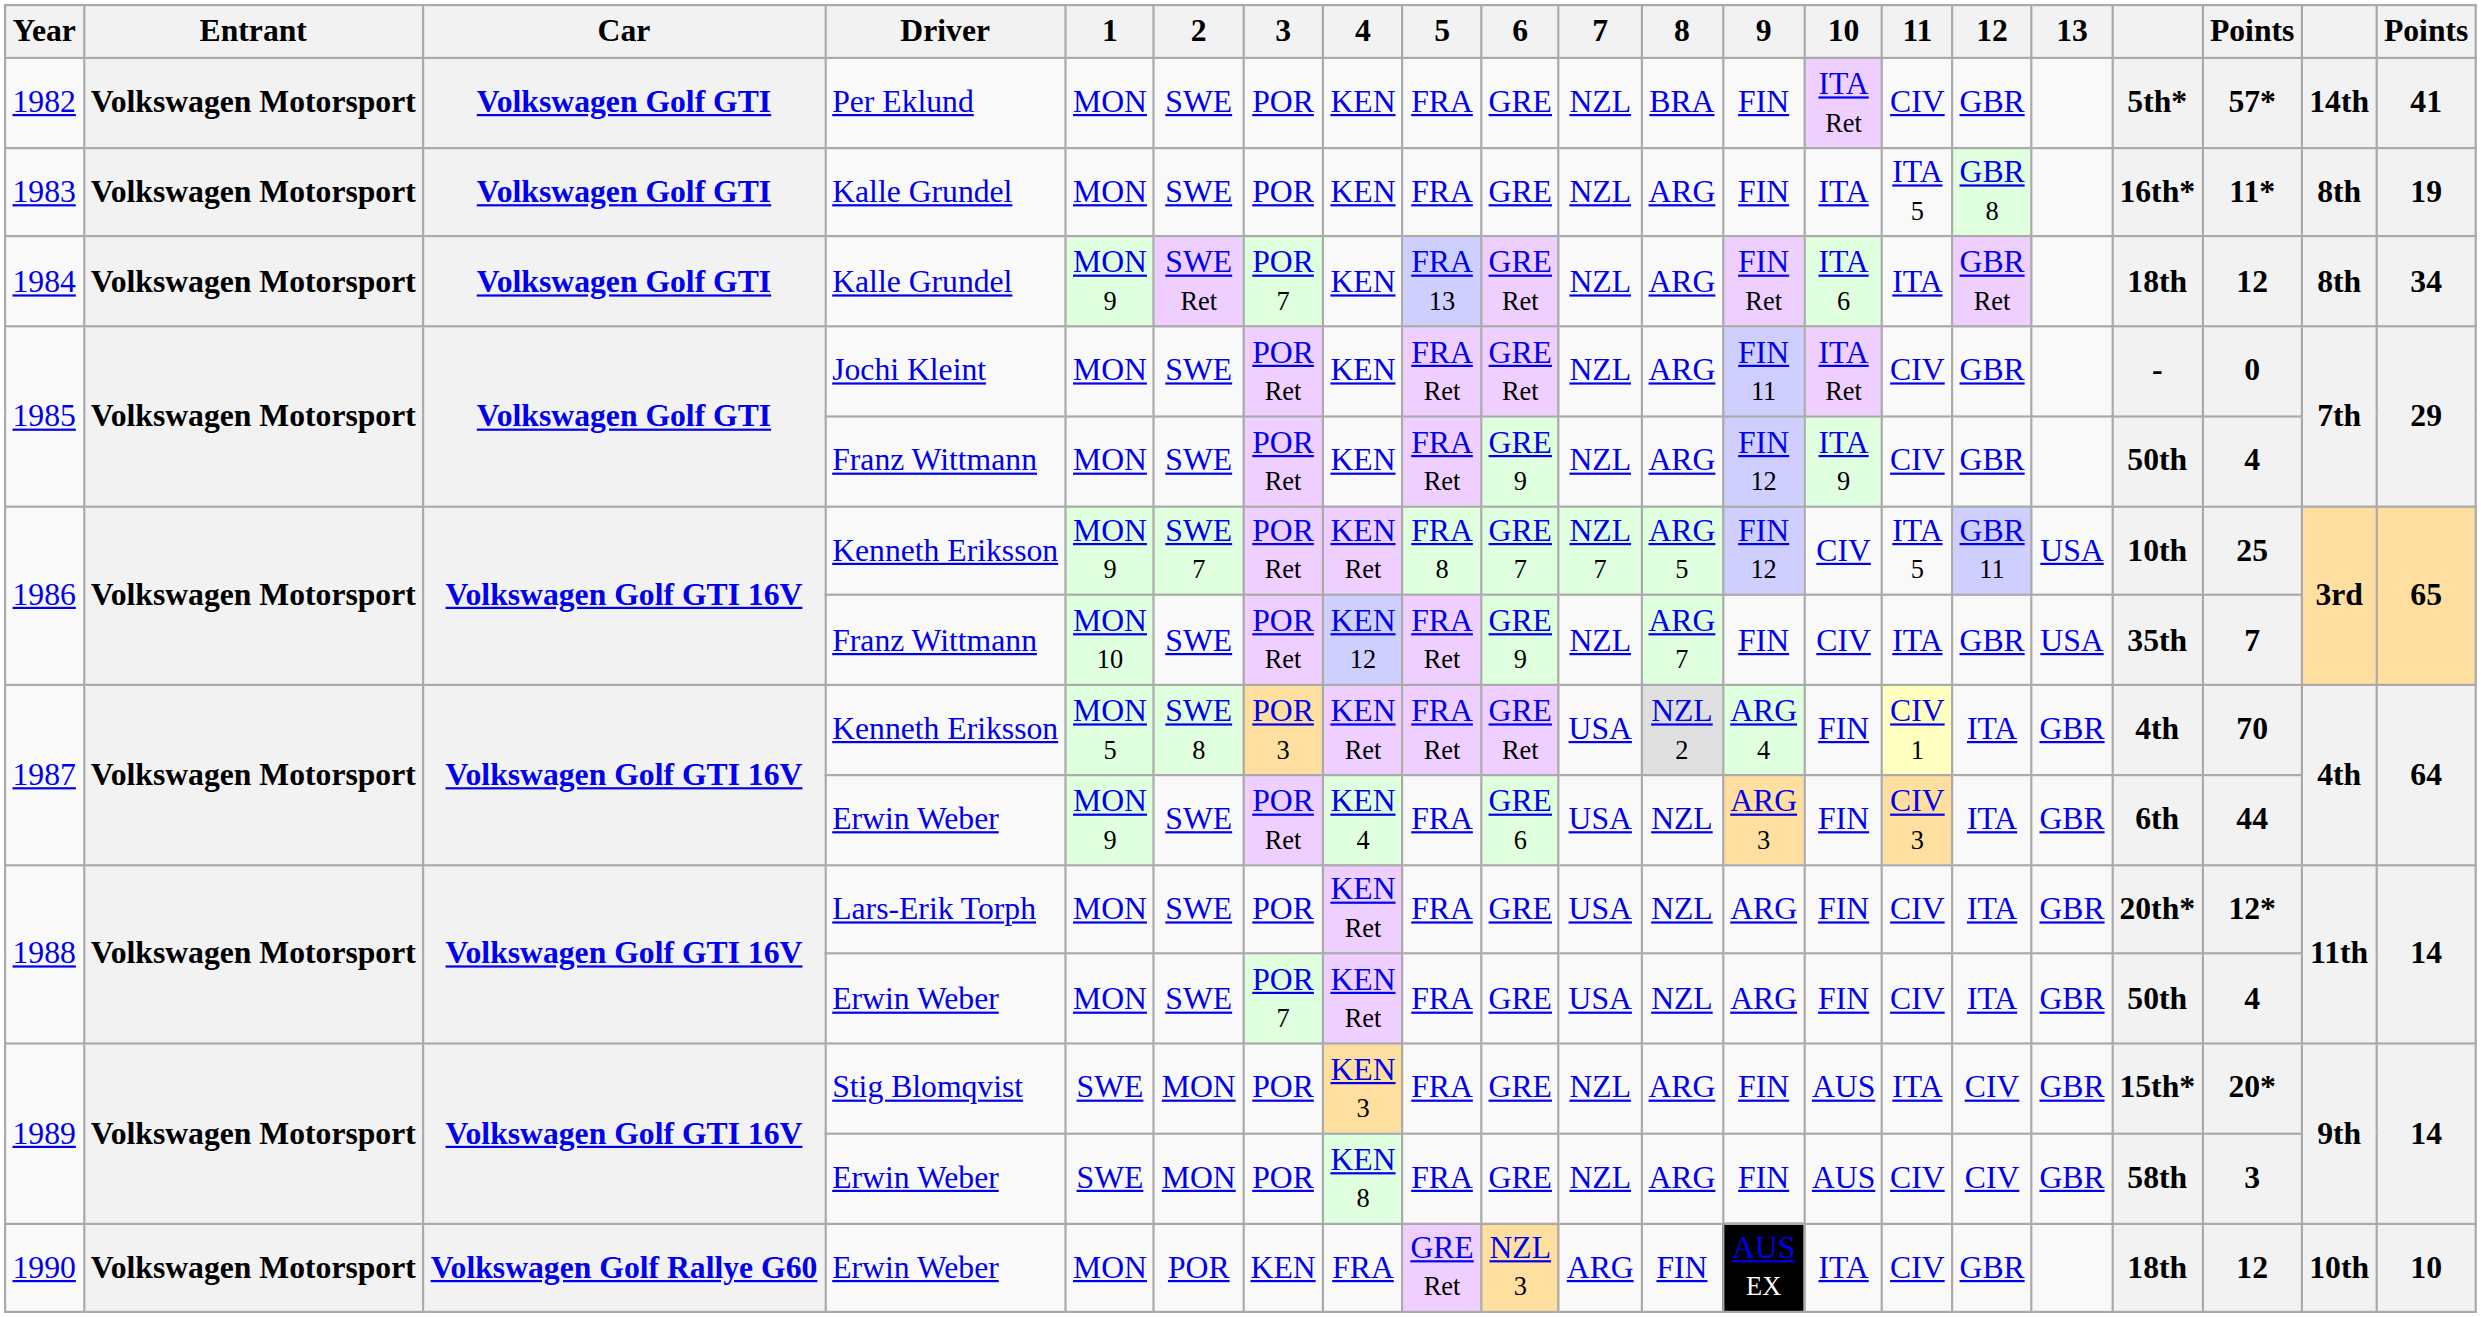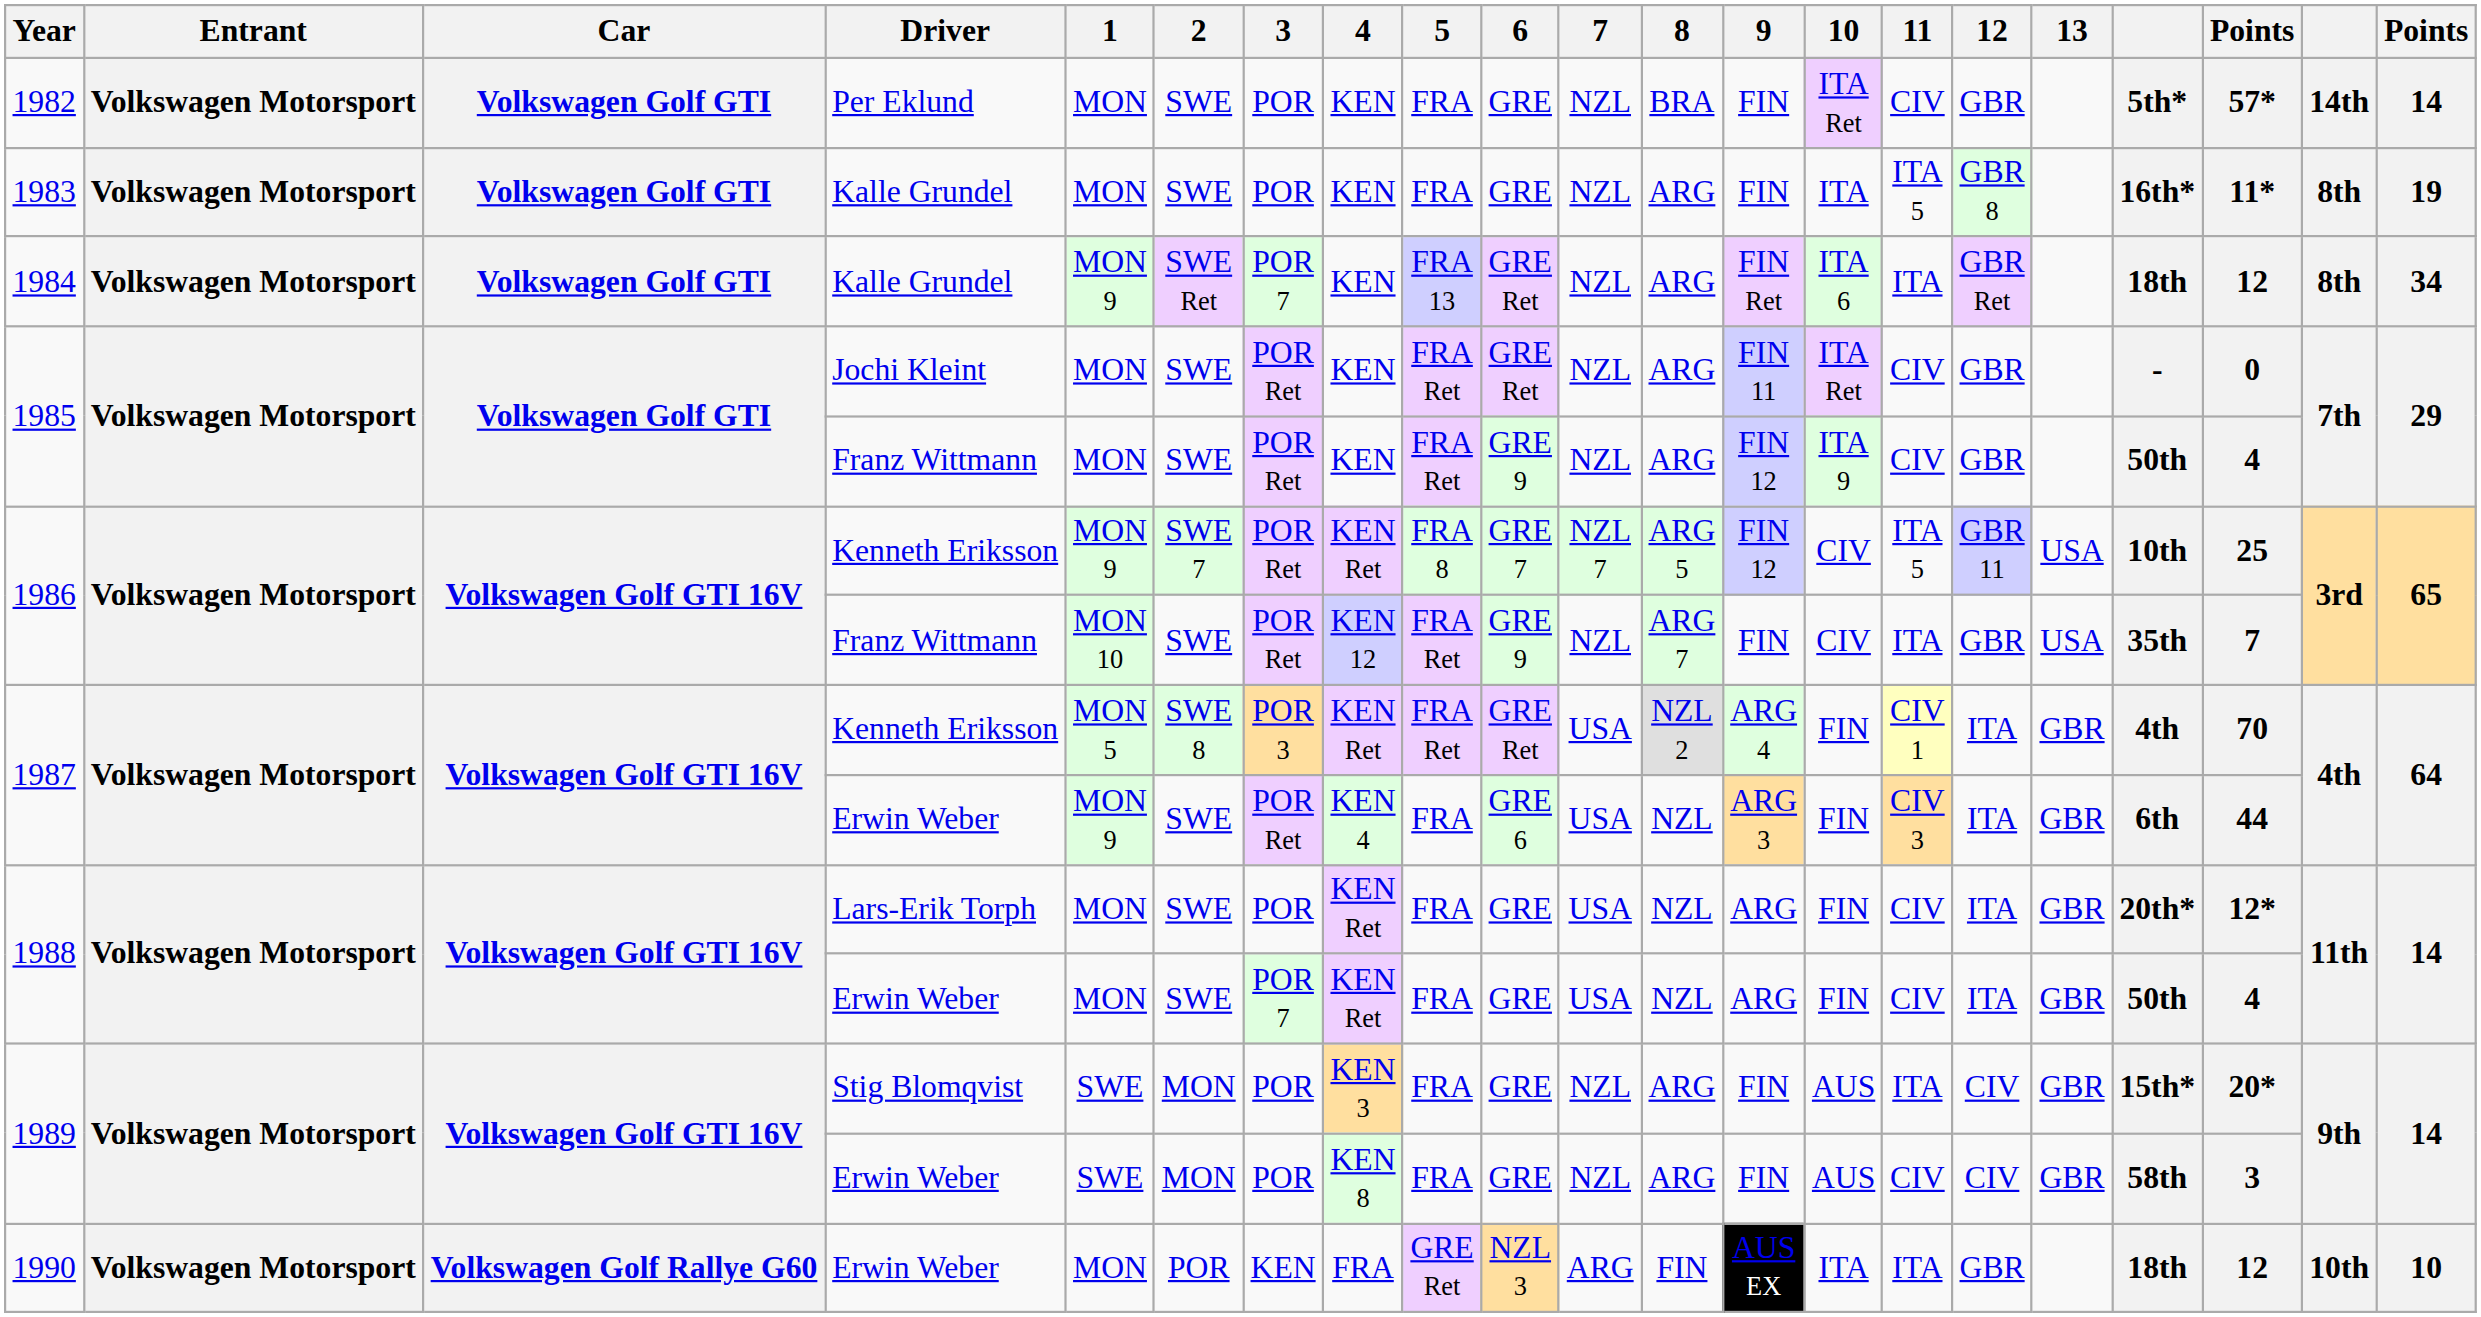(2426, 101) 41 -> (2426, 101) 14
(1917, 1267) CIV -> (1917, 1267) ITA
